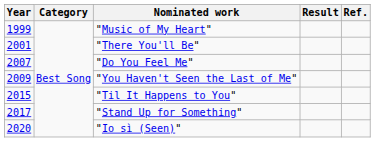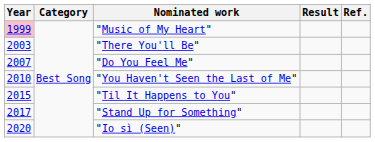(19, 29) no background -> (19, 29) pink background
(19, 46) 2001 -> (19, 46) 2003
(19, 79) 2009 -> (19, 79) 2010
